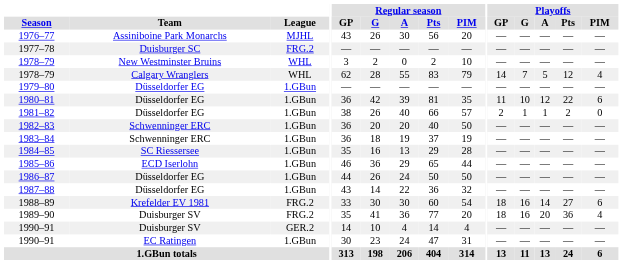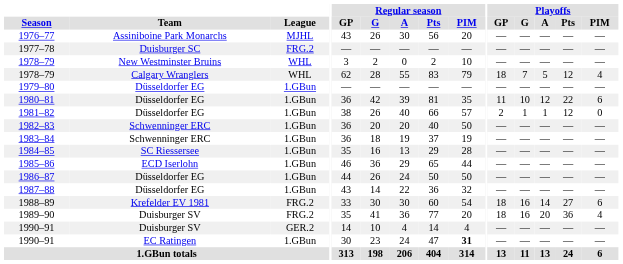(501, 74) 14 -> (501, 74) 18
(568, 112) 2 -> (568, 112) 12
(467, 240) normal -> (467, 240) bold
